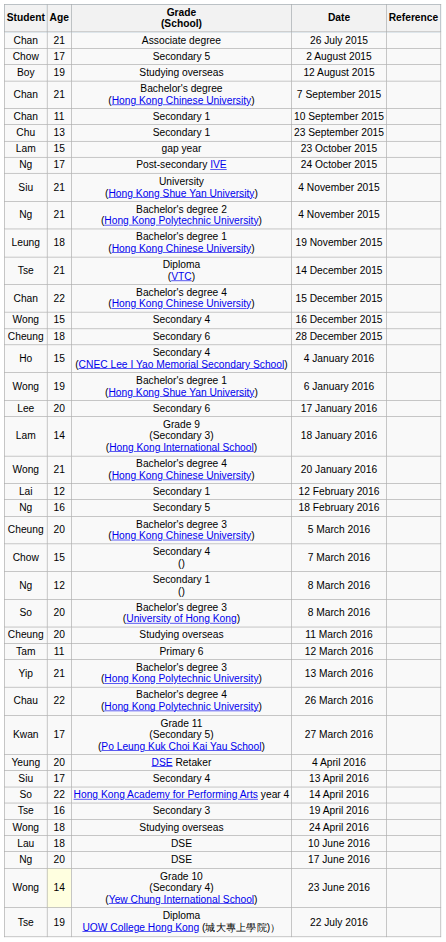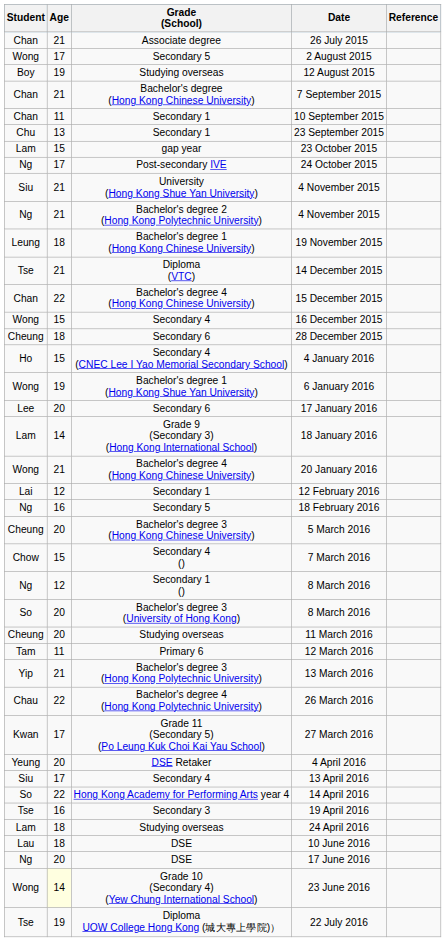(26, 56) Chow -> (26, 56) Wong
(26, 827) Wong -> (26, 827) Lam
